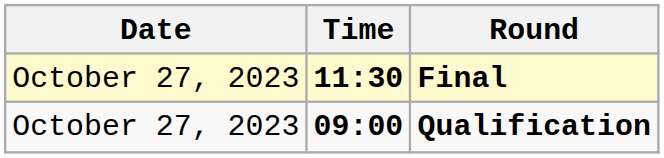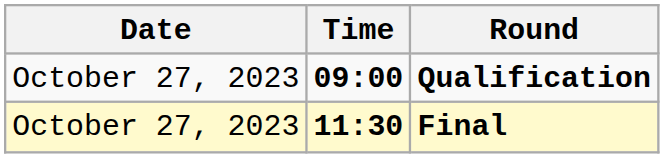rows swapped: (534, 127) <-> (462, 78)
